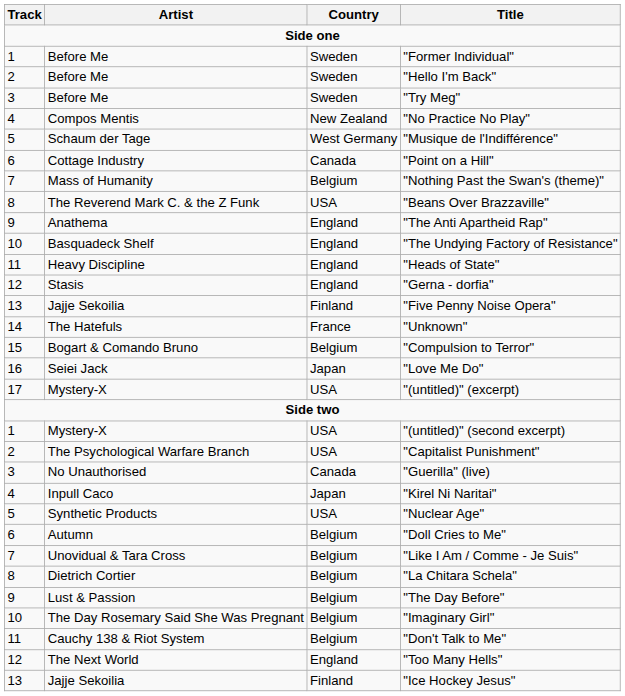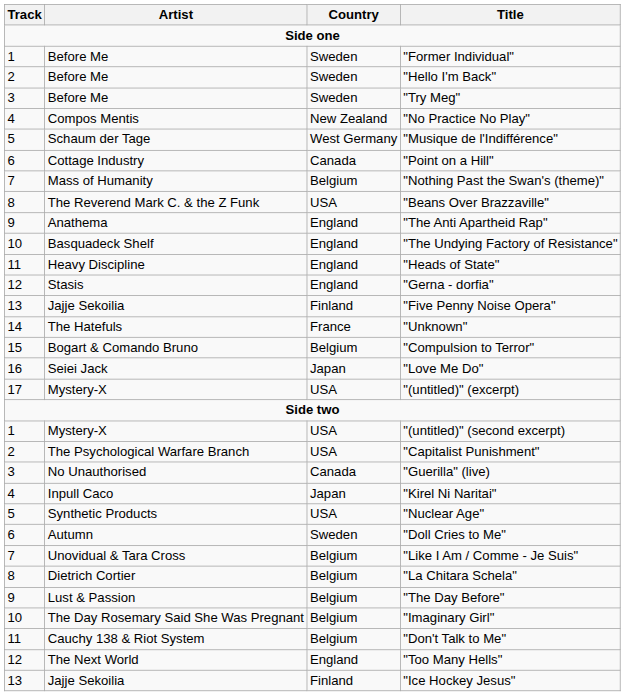(334, 535) Belgium -> (334, 535) Sweden
